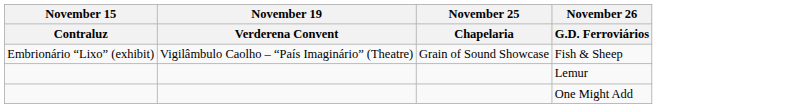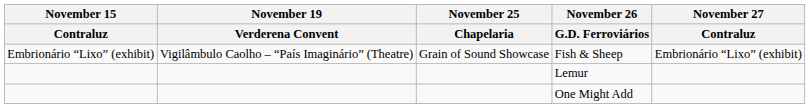+ column: (728, 34)
